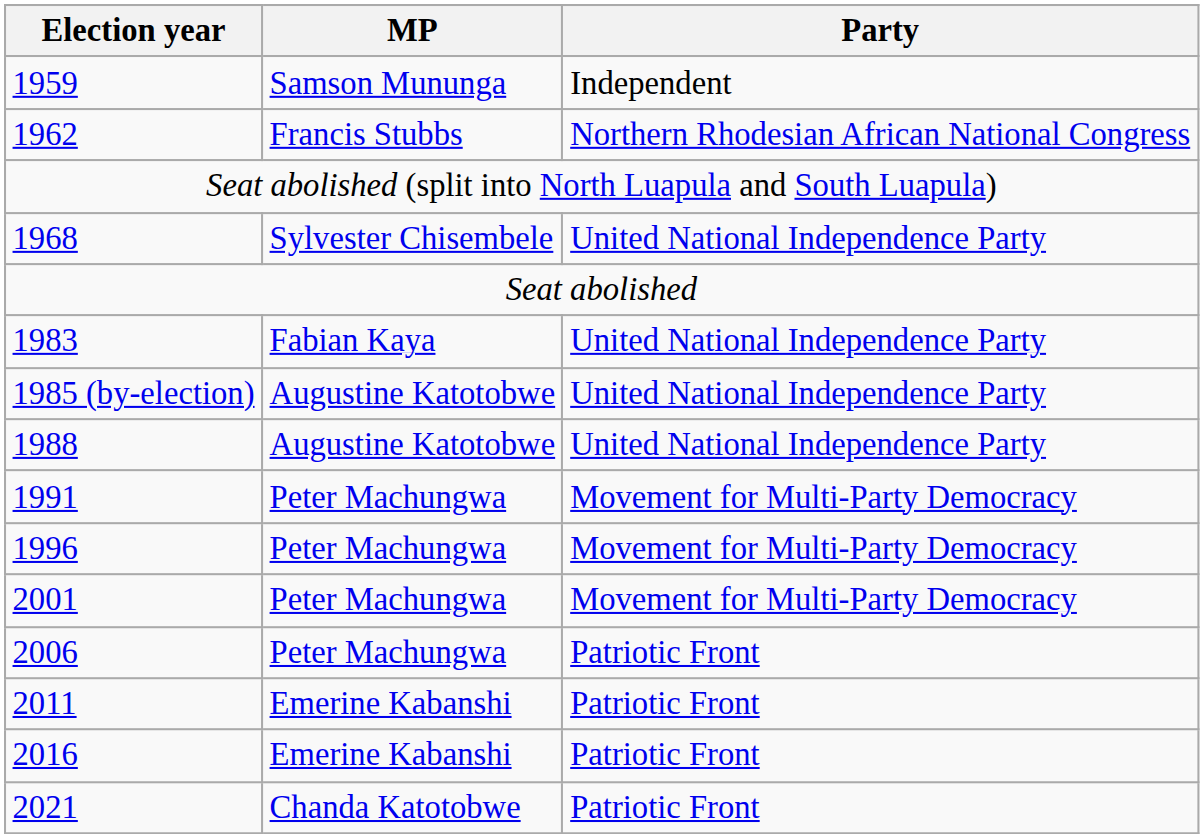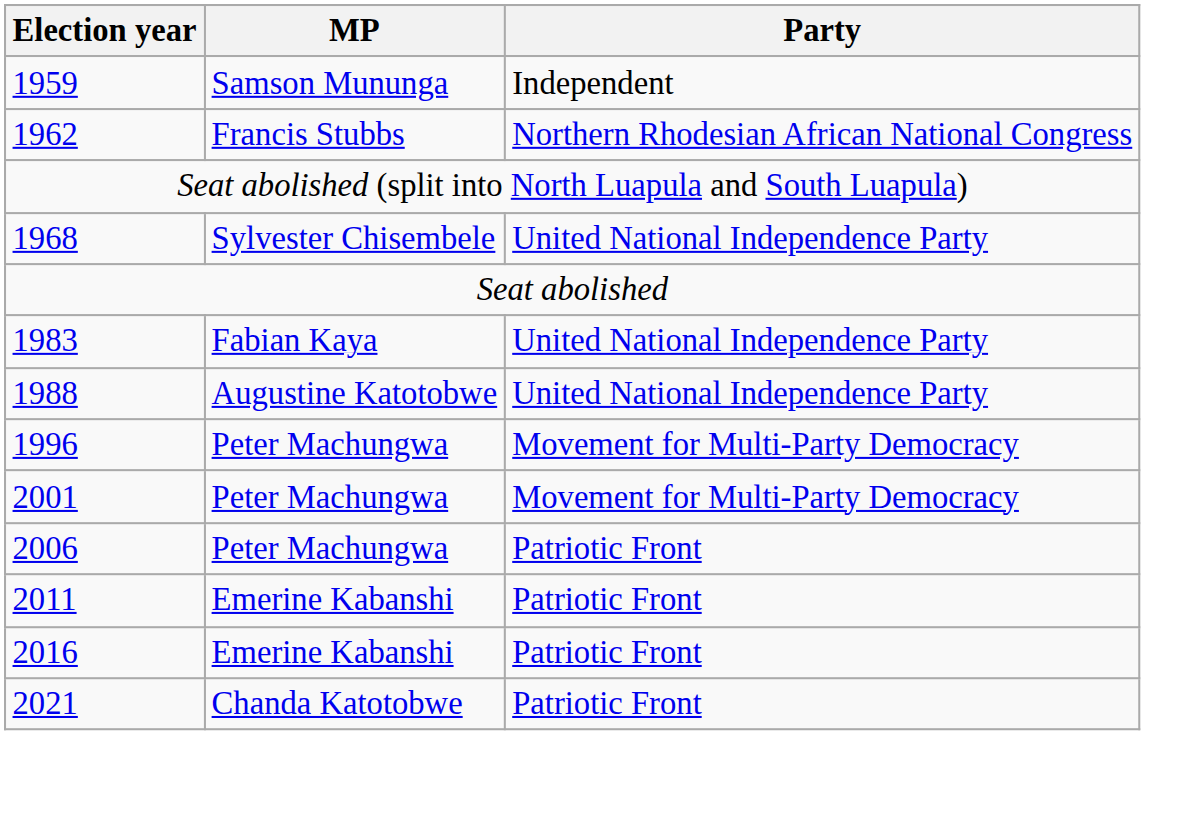- row: (134, 392)
- row: (45, 496)
